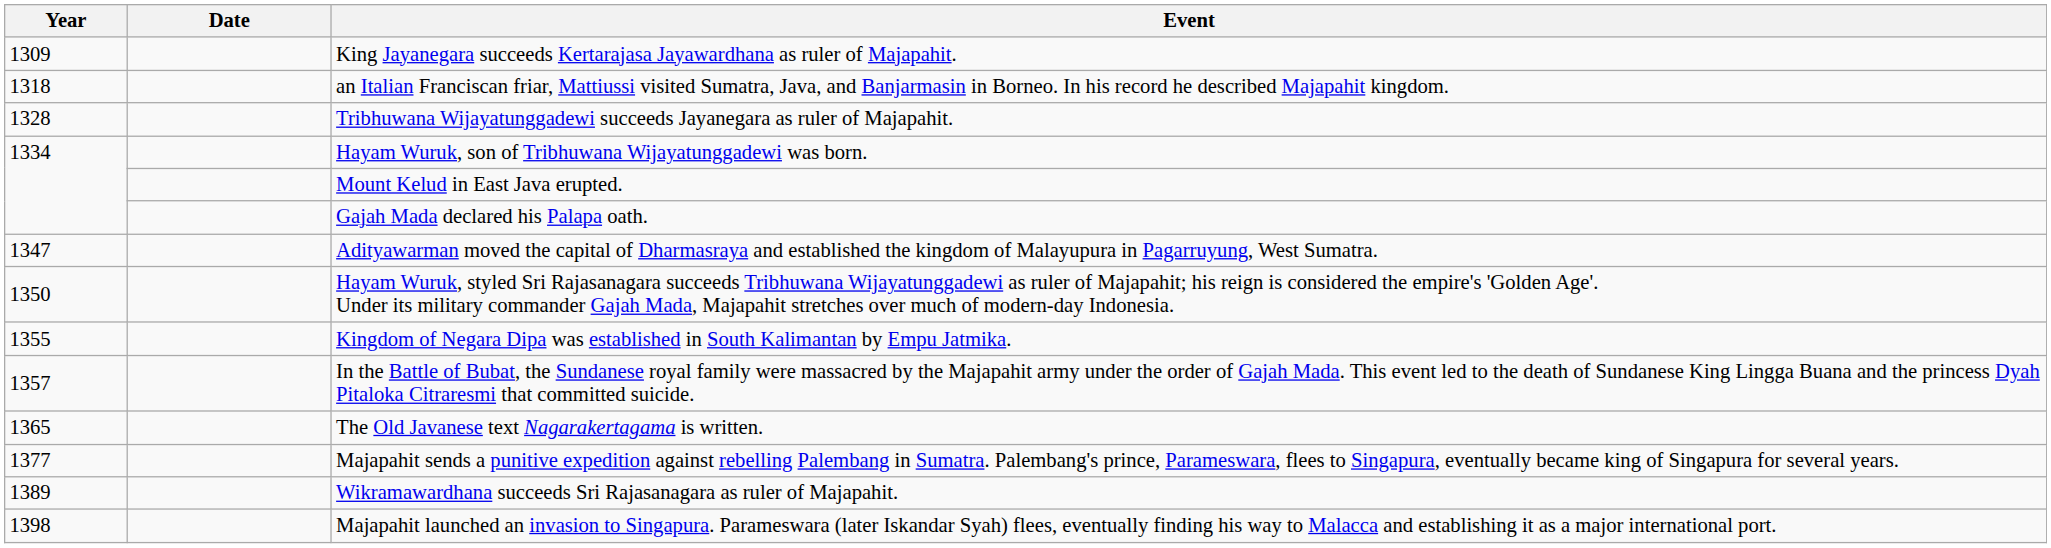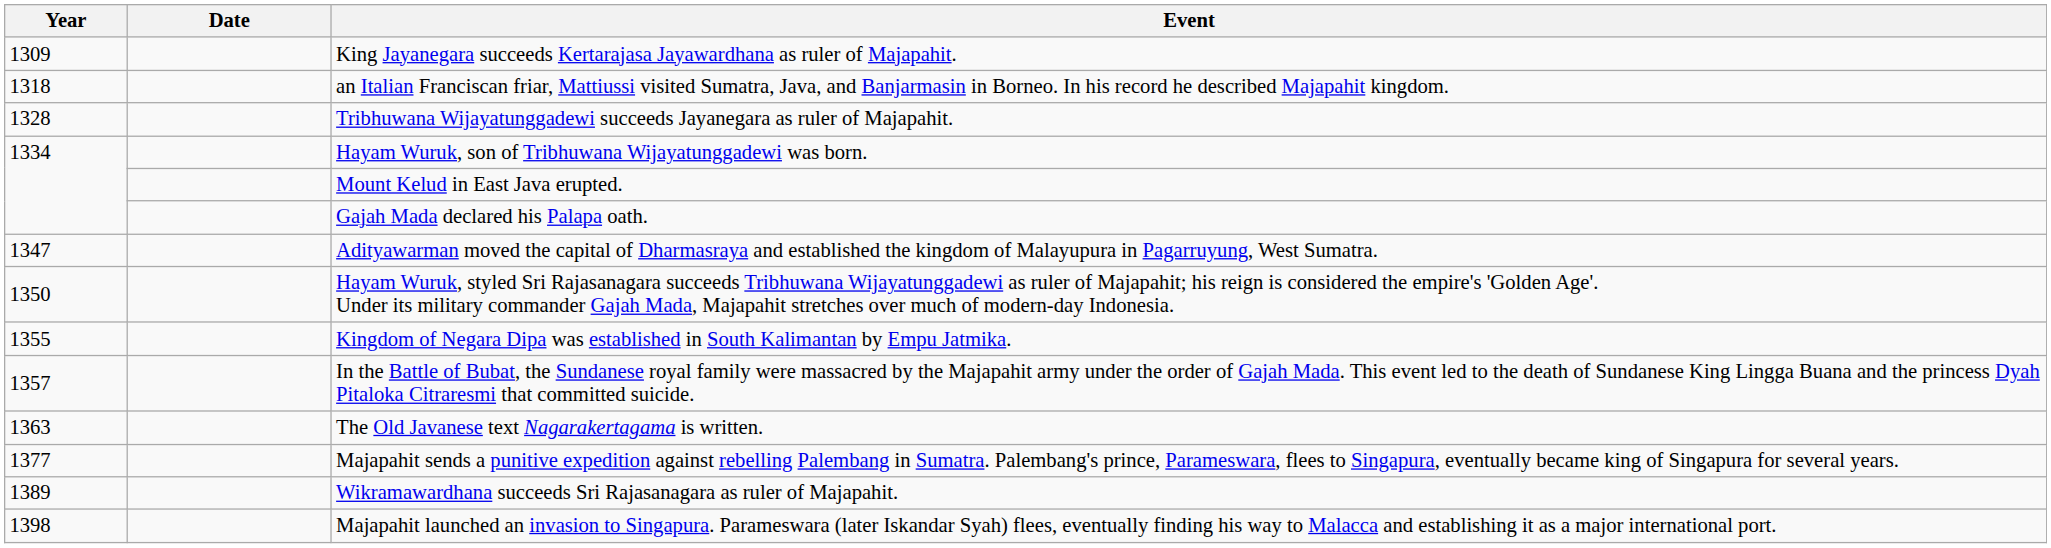(30, 427) 1365 -> (30, 427) 1363
